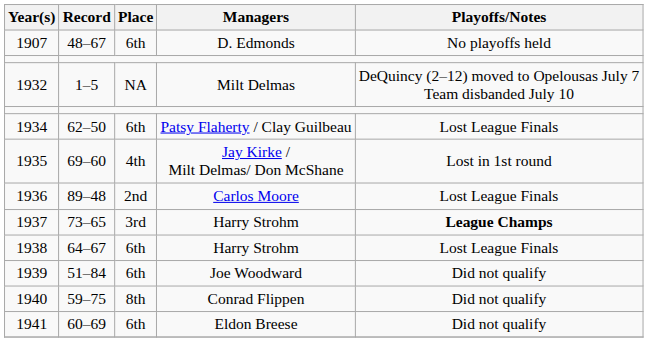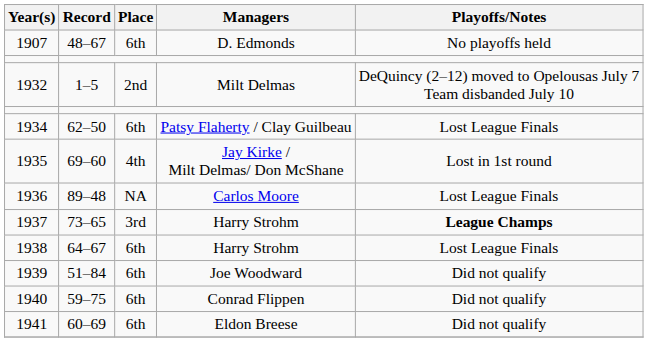(136, 84) NA -> (136, 84) 2nd
(136, 196) 2nd -> (136, 196) NA
(136, 298) 8th -> (136, 298) 6th
